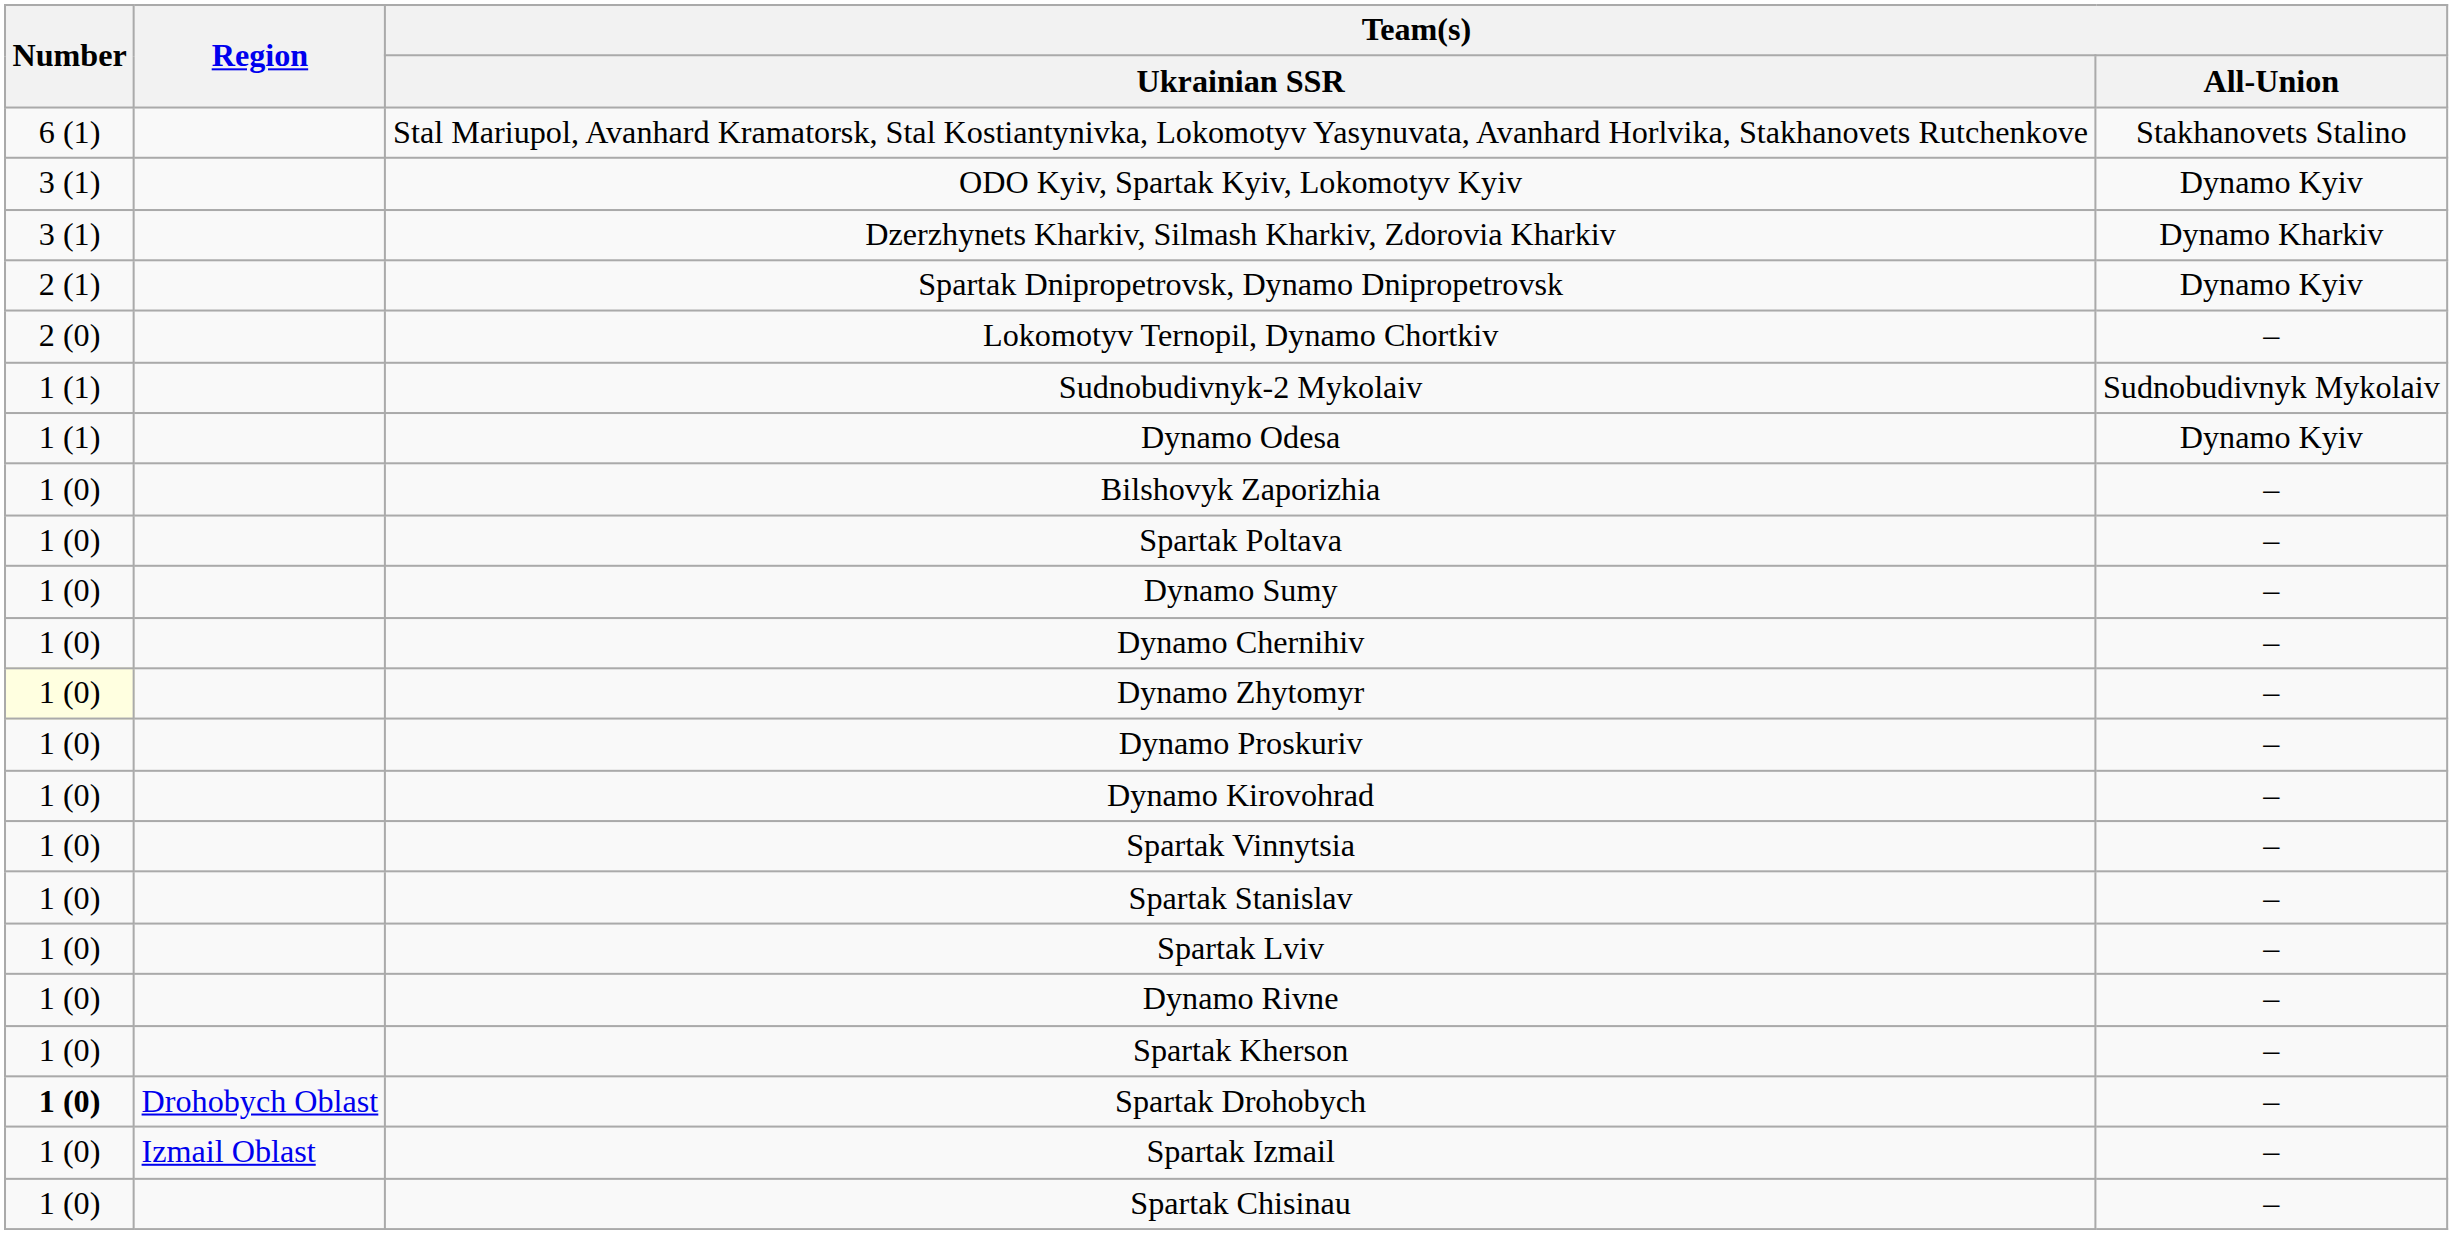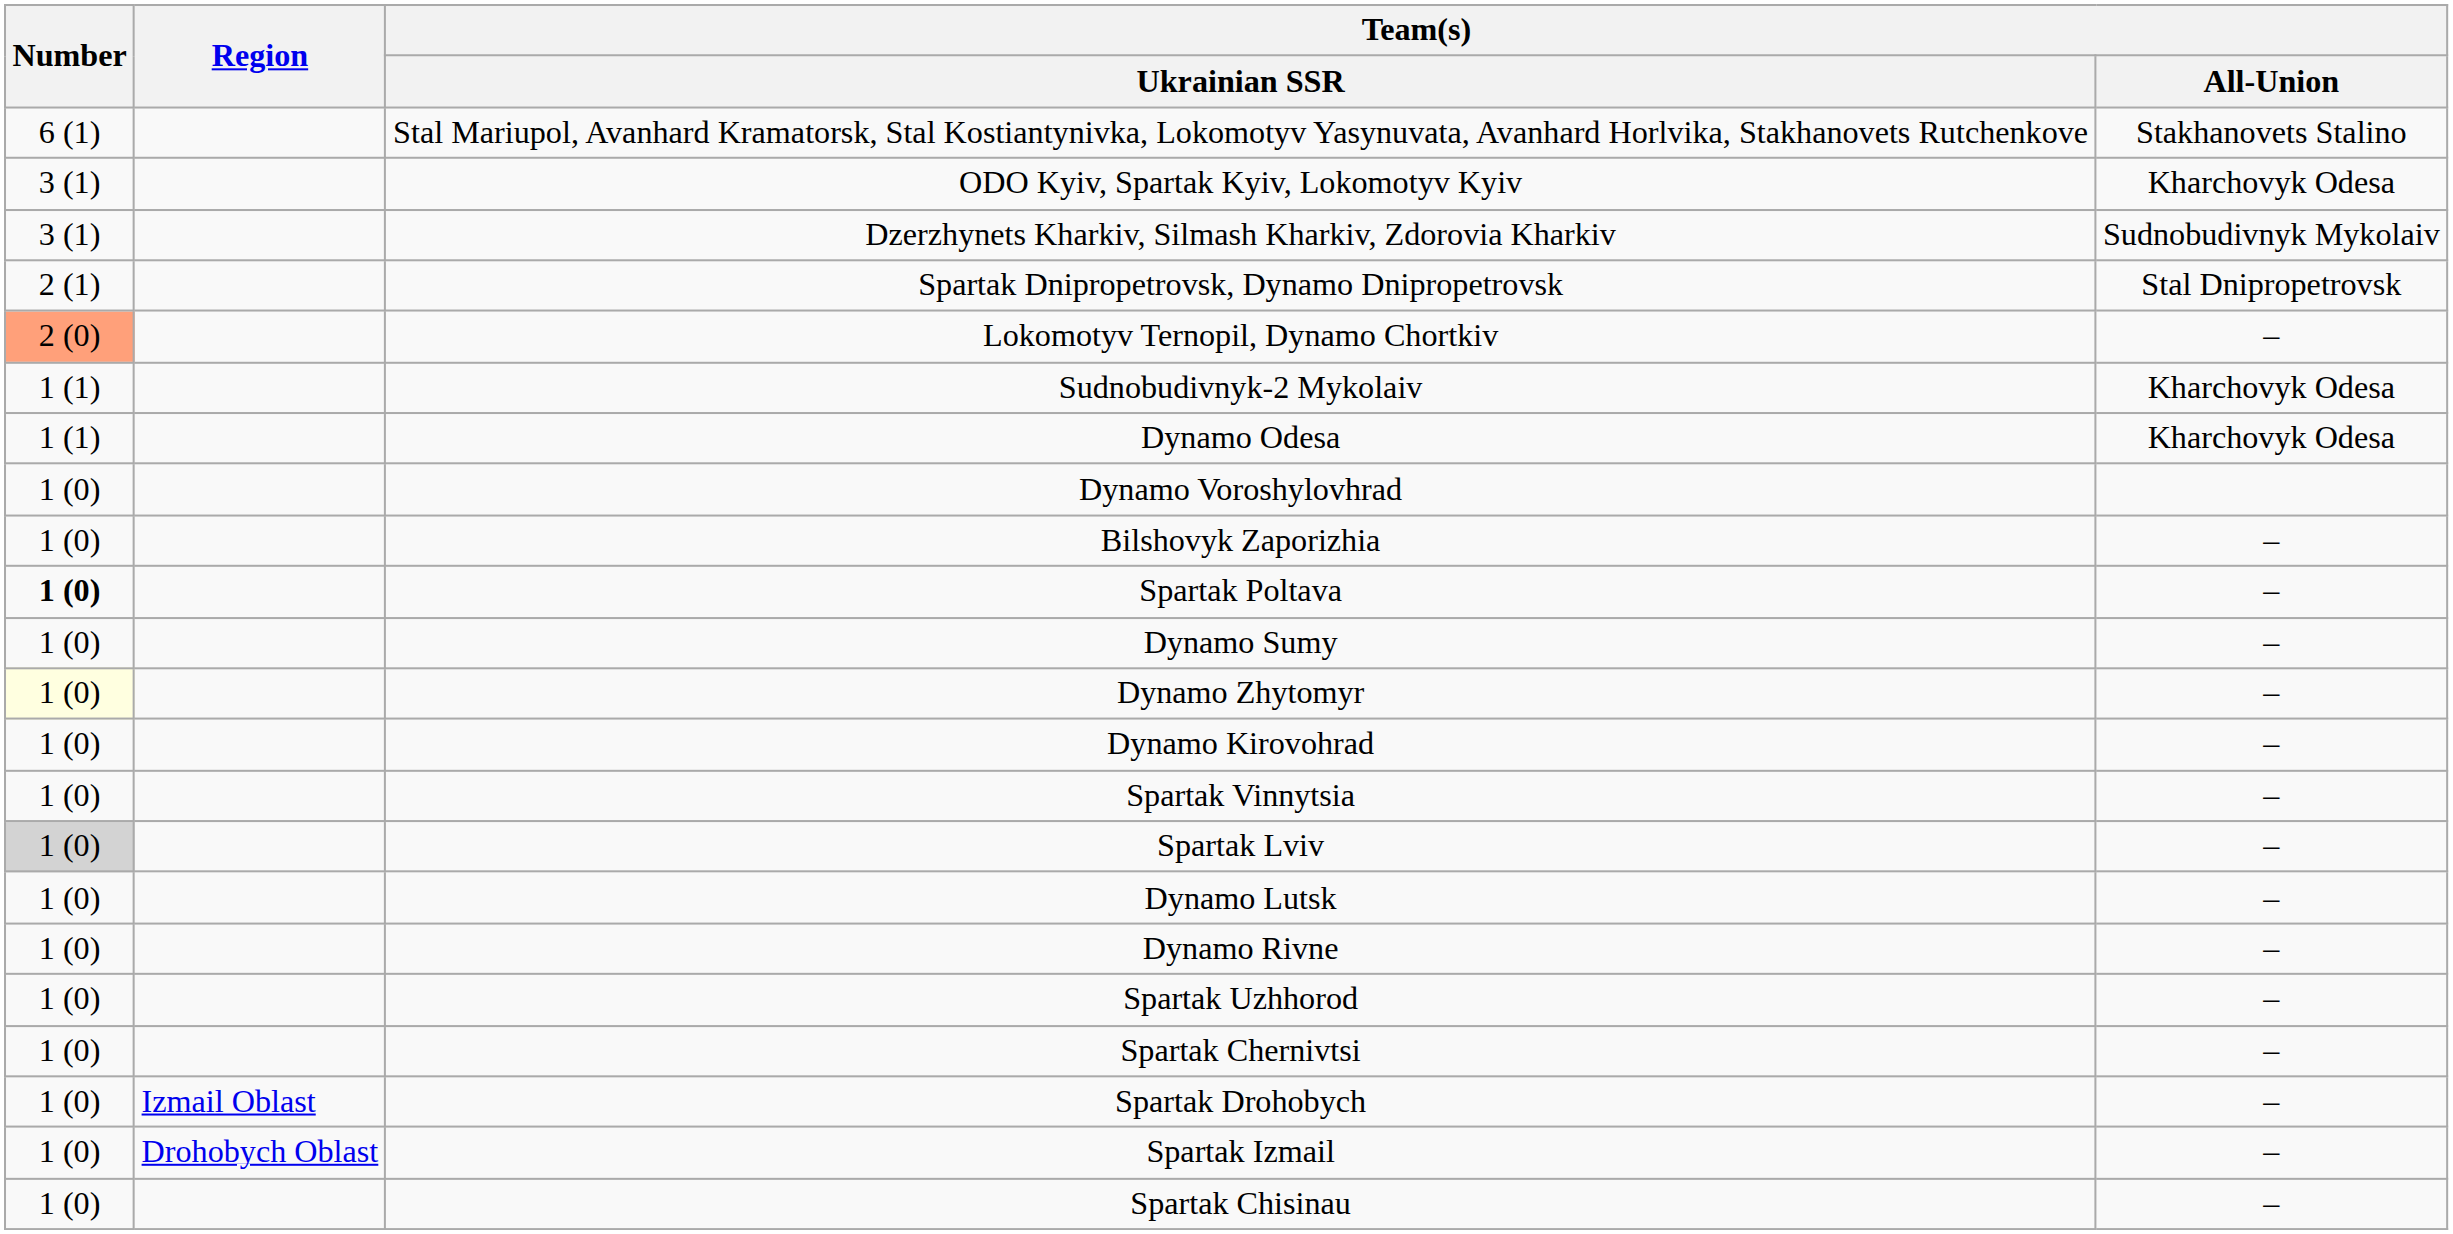(2271, 183) Dynamo Kyiv -> (2271, 183) Kharchovyk Odesa
(2271, 234) Dynamo Kharkiv -> (2271, 234) Sudnobudivnyk Mykolaiv
(2271, 285) Dynamo Kyiv -> (2271, 285) Stal Dnipropetrovsk
(70, 336) no background -> (70, 336) lightsalmon background
(2271, 387) Sudnobudivnyk Mykolaiv -> (2271, 387) Kharchovyk Odesa
(2271, 438) Dynamo Kyiv -> (2271, 438) Kharchovyk Odesa
+ row: (1241, 489)
(70, 540) normal -> (70, 591) bold
- row: (1241, 642)
- row: (1241, 744)
- row: (1241, 897)
(70, 948) no background -> (70, 846) lightgrey background
+ row: (1241, 897)
+ row: (1241, 999)
+ row: (1241, 1050)
- row: (1241, 1050)
(70, 1101) bold -> (70, 1101) normal
(260, 1101) Drohobych Oblast -> (229, 1101) Izmail Oblast
(229, 1152) Izmail Oblast -> (260, 1152) Drohobych Oblast
